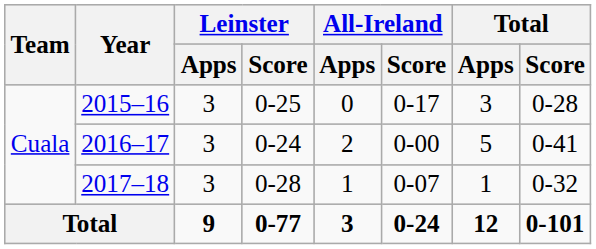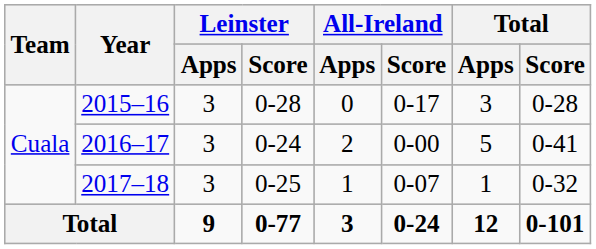(278, 104) 0-25 -> (278, 104) 0-28
(278, 183) 0-28 -> (278, 183) 0-25
